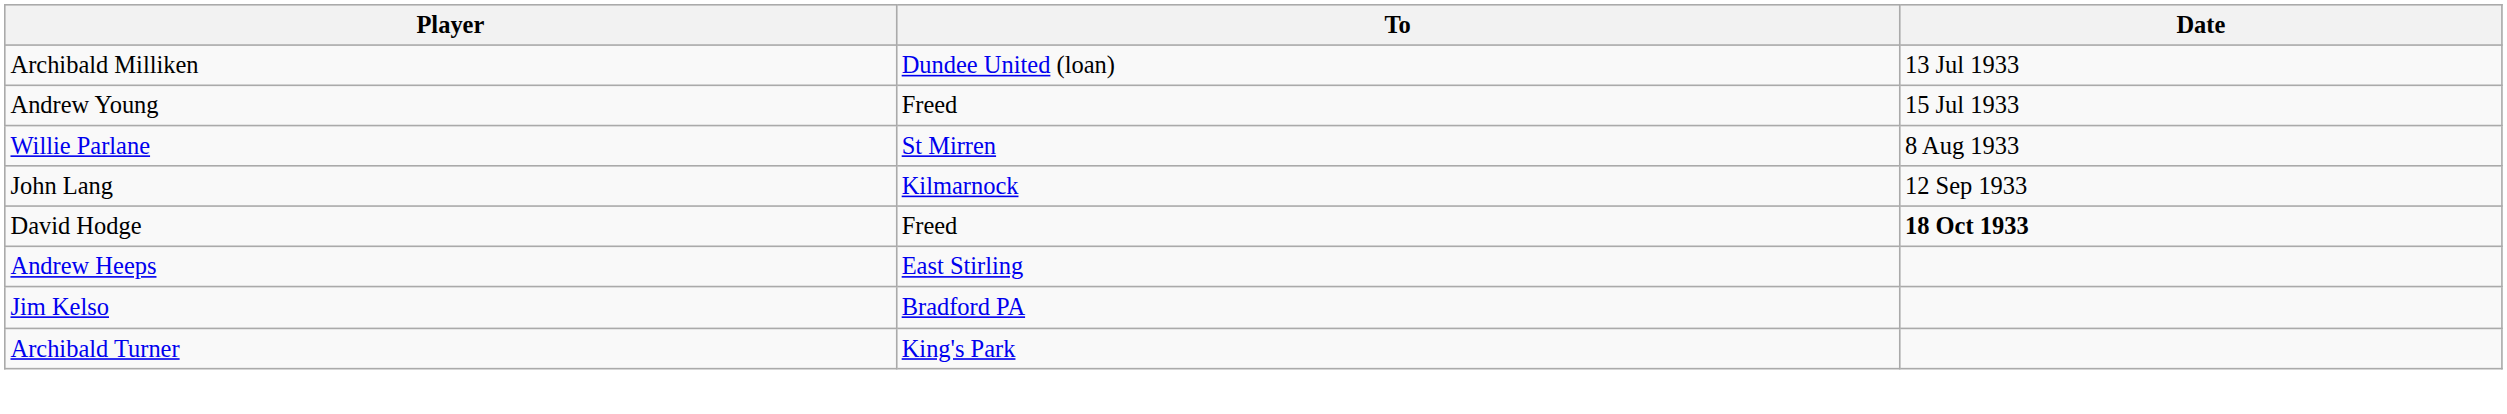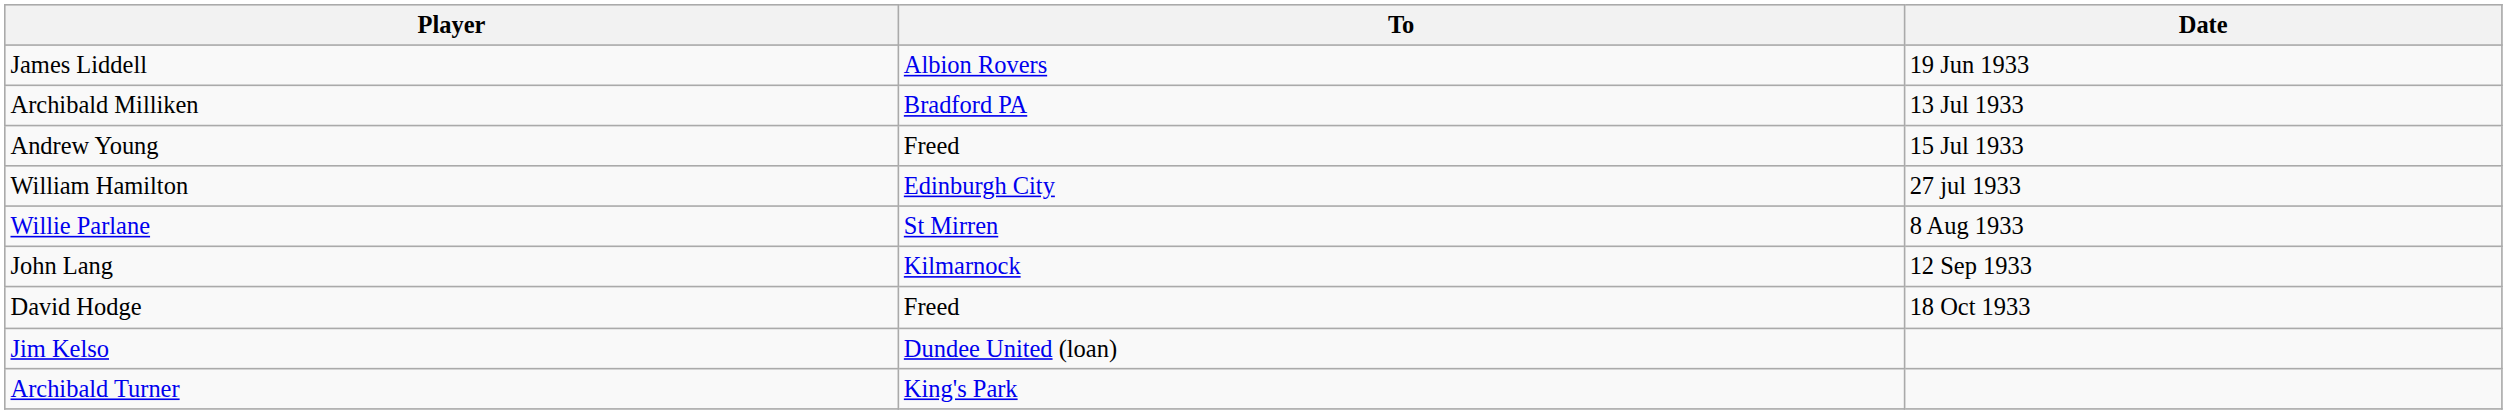+ row: (79, 65)
(1008, 65) Dundee United (loan) -> (966, 105) Bradford PA
+ row: (99, 186)
(1967, 226) bold -> (1970, 307) normal
- row: (83, 266)
(963, 307) Bradford PA -> (1010, 347) Dundee United (loan)
